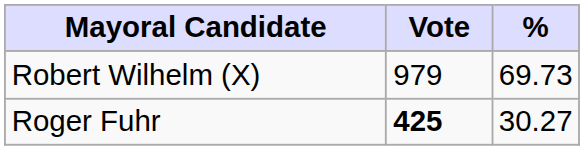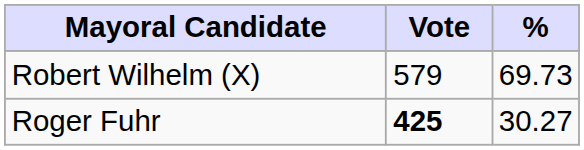(418, 74) 979 -> (418, 74) 579
